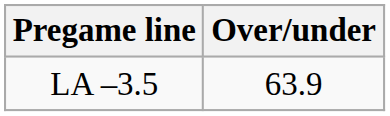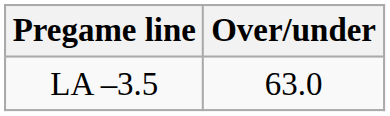(294, 82) 63.9 -> (294, 82) 63.0
